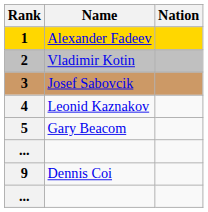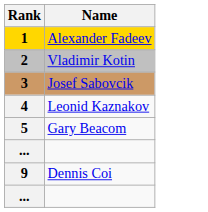- column: (179, 15)
